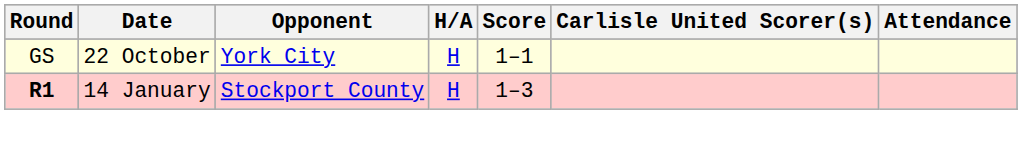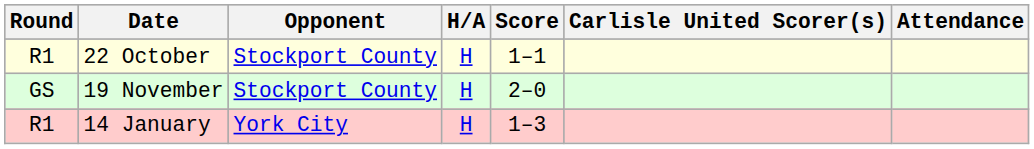(42, 57) GS -> (42, 57) R1
(278, 57) York City -> (335, 57) Stockport County
+ row: (153, 91)
(42, 91) bold -> (42, 126) normal
(323, 91) Stockport County -> (291, 126) York City
